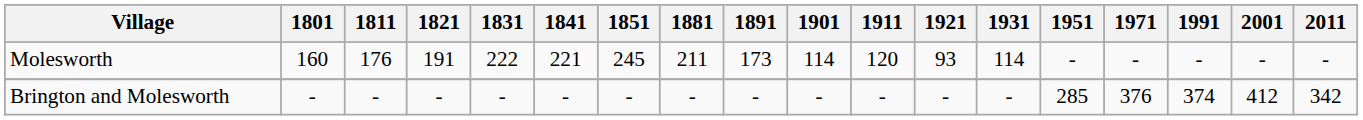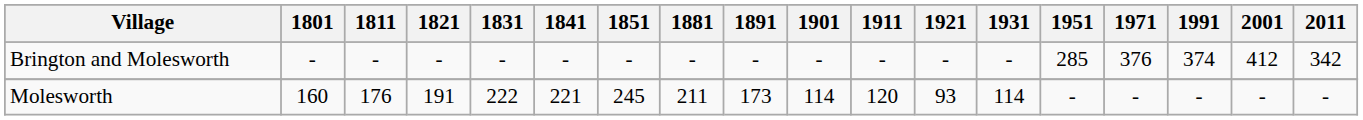rows swapped: (61, 59) <-> (120, 96)
